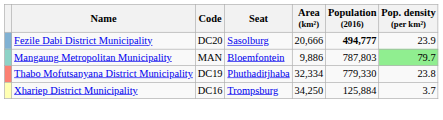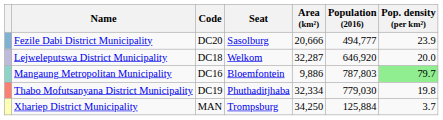(360, 40) bold -> (360, 40) normal
+ row: (91, 57)
(210, 57) MAN -> (210, 73) DC16
(360, 73) 779,330 -> (360, 90) 779,030
(426, 73) 23.8 -> (426, 90) 19.8
(210, 90) DC16 -> (210, 106) MAN
